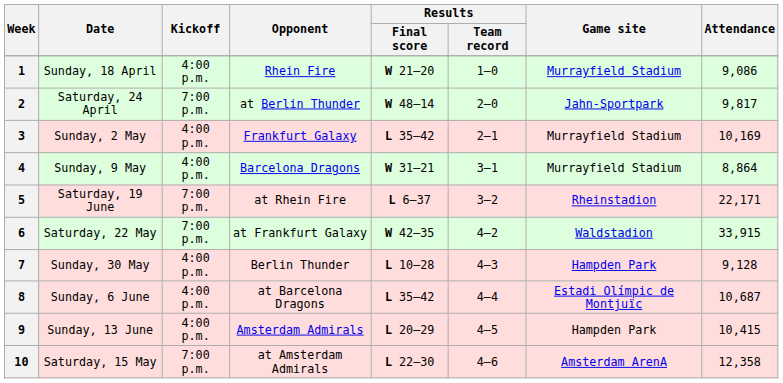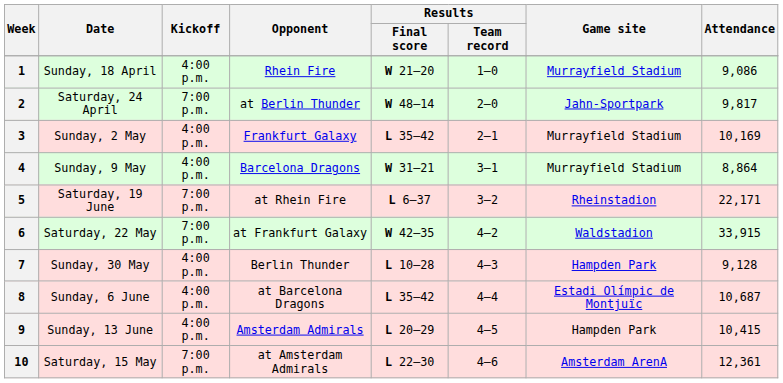(740, 362) 12,358 -> (740, 362) 12,361
